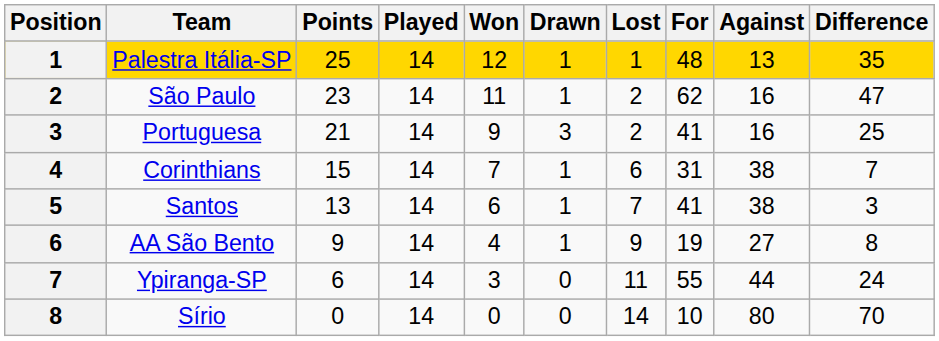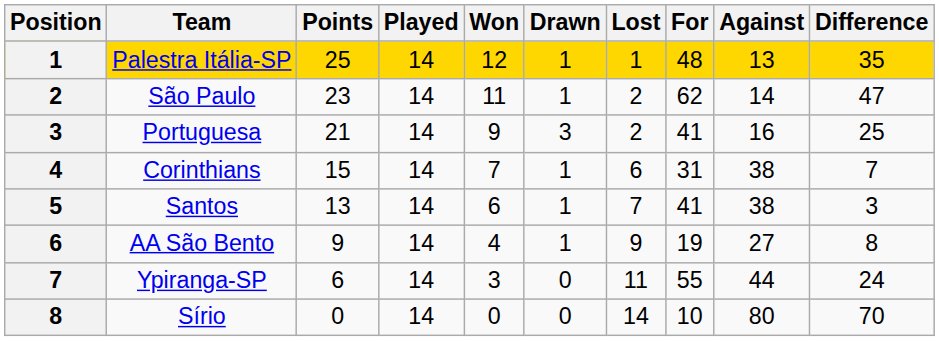(762, 96) 16 -> (762, 96) 14
